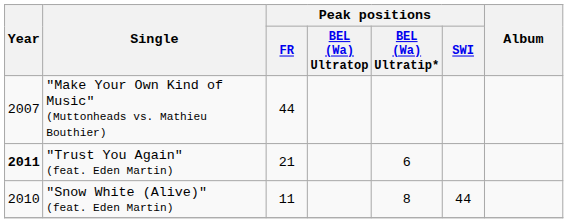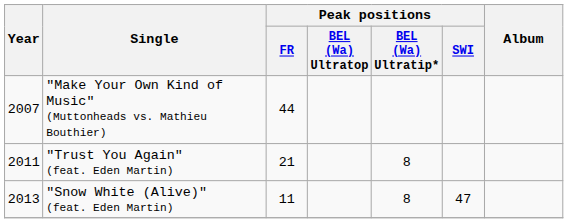(24, 162) bold -> (24, 162) normal
(407, 162) 6 -> (407, 162) 8
(24, 200) 2010 -> (24, 200) 2013
(463, 200) 44 -> (463, 200) 47
